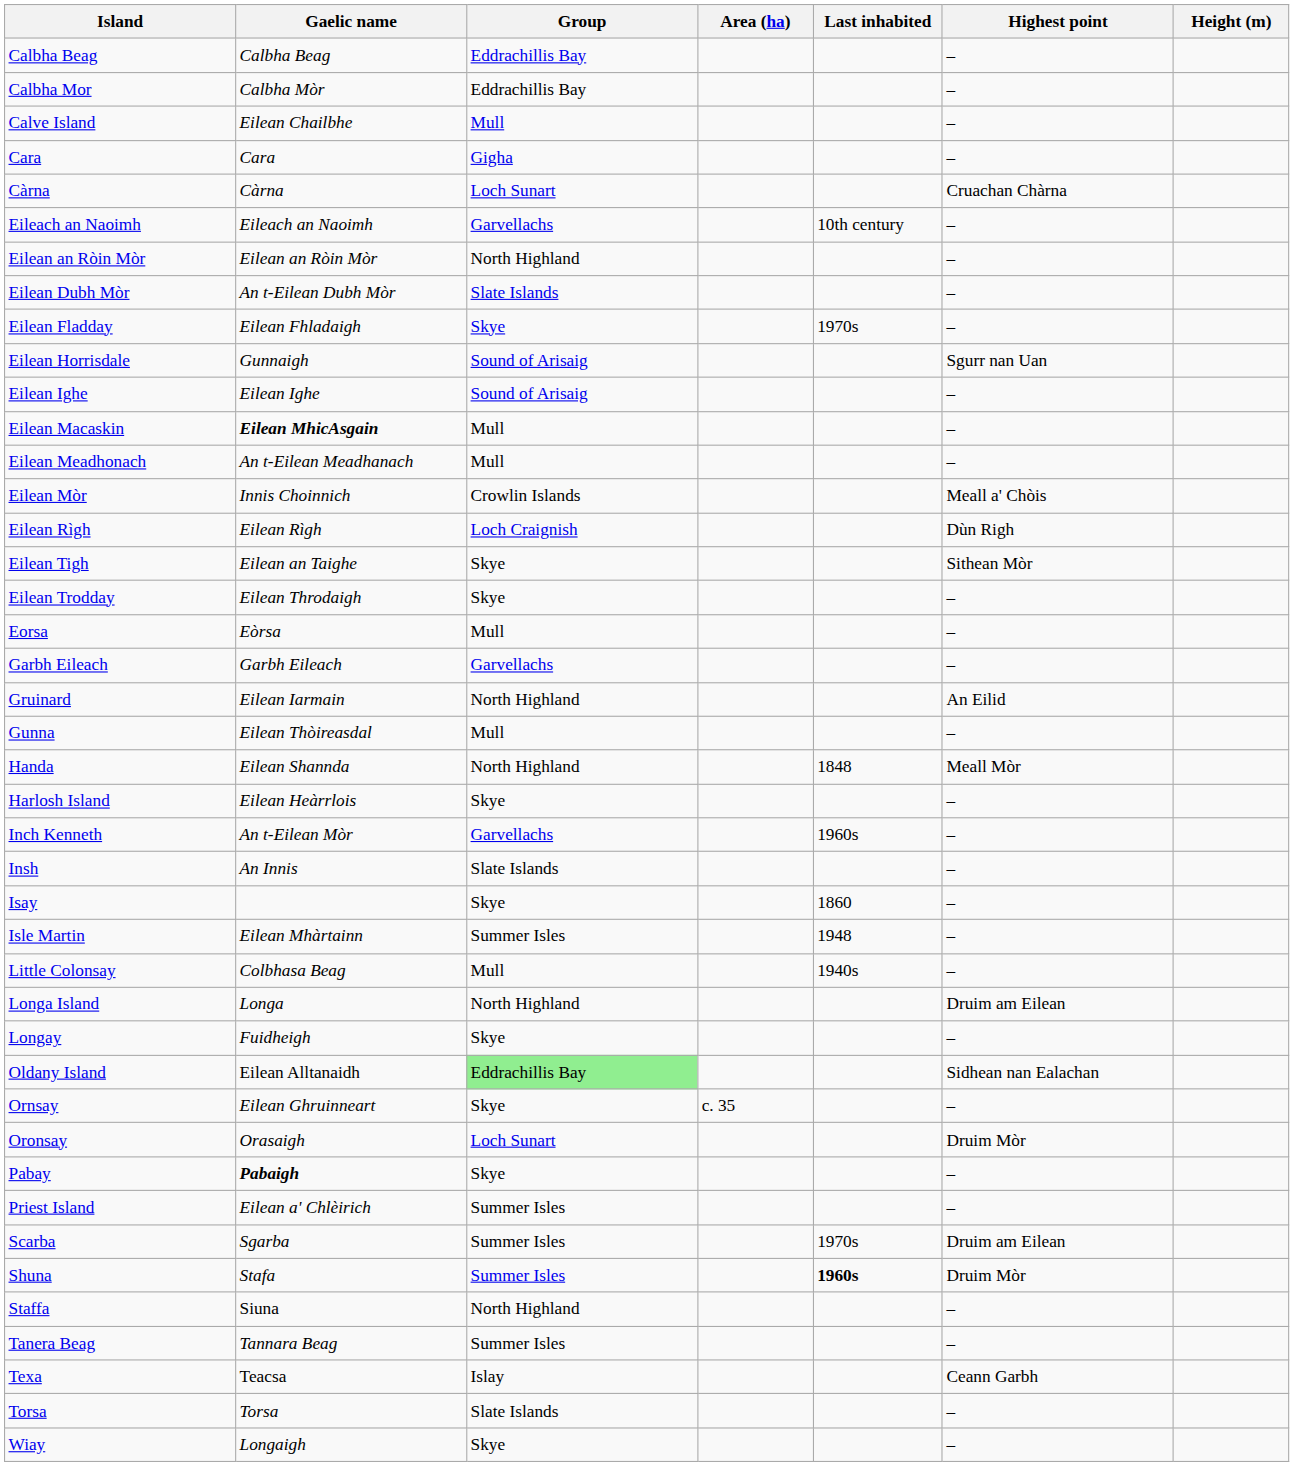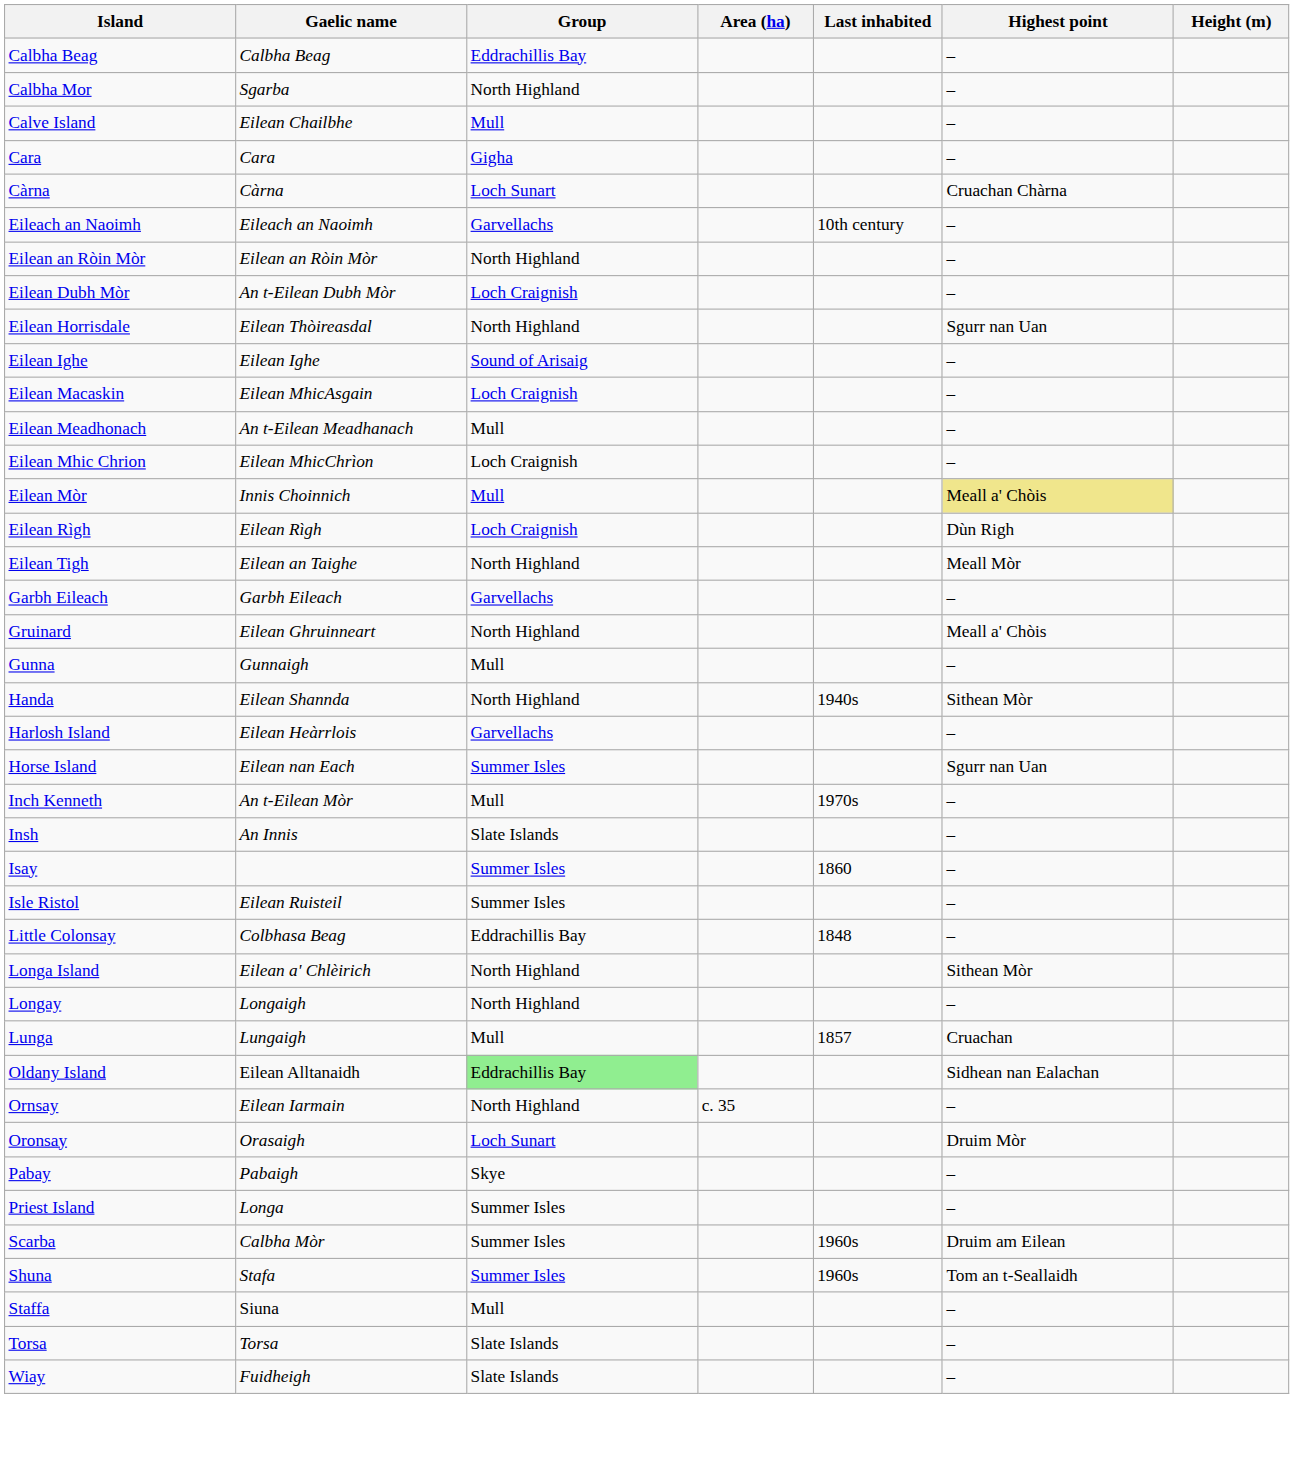(282, 89) Calbha Mòr -> (265, 89) Sgarba
(528, 89) Eddrachillis Bay -> (525, 89) North Highland
(515, 292) Slate Islands -> (524, 292) Loch Craignish
- row: (61, 326)
(274, 360) Gunnaigh -> (306, 326) Eilean Thòireasdal
(529, 360) Sound of Arisaig -> (525, 326) North Highland
(309, 428) bold -> (306, 394) normal
(487, 428) Mull -> (524, 394) Loch Craignish
+ row: (77, 461)
(526, 495) Crowlin Islands -> (487, 495) Mull
(997, 495) no background -> (997, 495) khaki background
(488, 563) Skye -> (525, 563) North Highland
(989, 563) Sithean Mòr -> (984, 563) Meall Mòr
- row: (62, 597)
- row: (28, 631)
(292, 699) Eilean Iarmain -> (307, 631) Eilean Ghruinneart
(976, 699) An Eilid -> (997, 631) Meall a' Chòis
(306, 733) Eilean Thòireasdal -> (274, 665) Gunnaigh
(834, 766) 1848 -> (838, 699) 1940s
(984, 766) Meall Mòr -> (989, 699) Sithean Mòr
(488, 800) Skye -> (512, 733) Garvellachs
+ row: (52, 766)
(512, 834) Garvellachs -> (487, 800) Mull
(838, 834) 1960s -> (838, 800) 1970s
(488, 902) Skye -> (518, 868) Summer Isles
- row: (47, 936)
+ row: (44, 902)
(487, 970) Mull -> (528, 936) Eddrachillis Bay
(838, 970) 1940s -> (834, 936) 1848
(262, 1004) Longa -> (305, 970) Eilean a' Chlèirich
(1006, 1004) Druim am Eilean -> (989, 970) Sithean Mòr
(275, 1037) Fuidheigh -> (273, 1004) Longaigh
(488, 1037) Skye -> (525, 1004) North Highland
+ row: (31, 1037)
(307, 1105) Eilean Ghruinneart -> (292, 1105) Eilean Iarmain
(488, 1105) Skye -> (525, 1105) North Highland
(269, 1173) bold -> (269, 1173) normal
(305, 1207) Eilean a' Chlèirich -> (262, 1207) Longa
(265, 1241) Sgarba -> (282, 1241) Calbha Mòr
(838, 1241) 1970s -> (838, 1241) 1960s
(838, 1275) bold -> (838, 1275) normal
(986, 1275) Druim Mòr -> (1012, 1275) Tom an t-Seallaidh
(525, 1309) North Highland -> (487, 1309) Mull
- row: (52, 1342)
- row: (25, 1376)
(273, 1444) Longaigh -> (275, 1376) Fuidheigh
(488, 1444) Skye -> (515, 1376) Slate Islands
